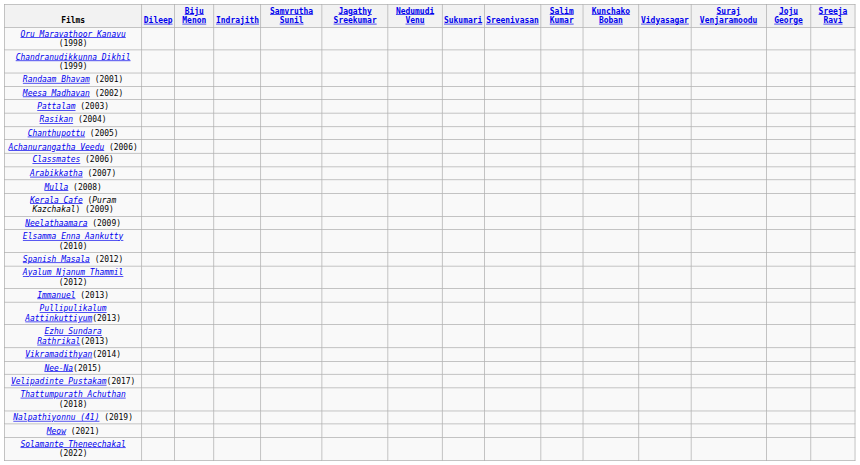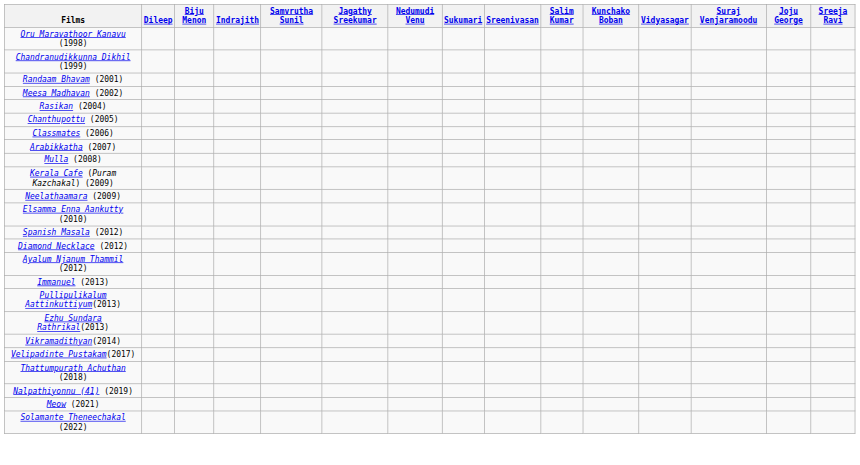- row: (73, 106)
- row: (73, 146)
+ row: (73, 245)
- row: (73, 368)
